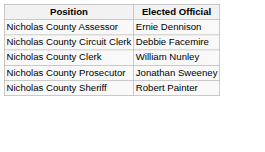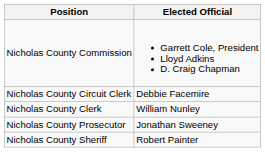+ row: (69, 53)
- row: (62, 27)
